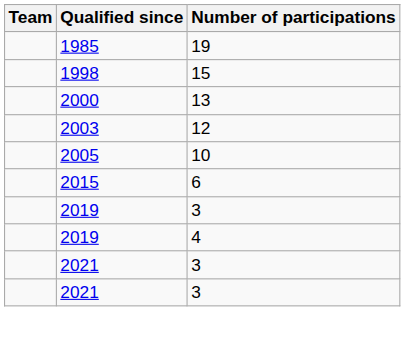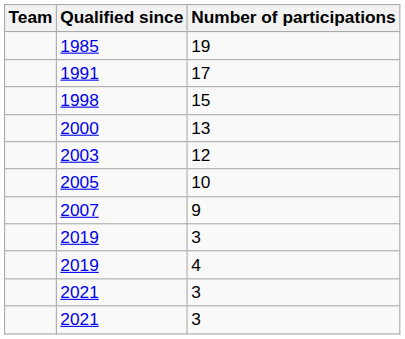+ row: (80, 73)
+ row: (80, 210)
- row: (80, 182)
